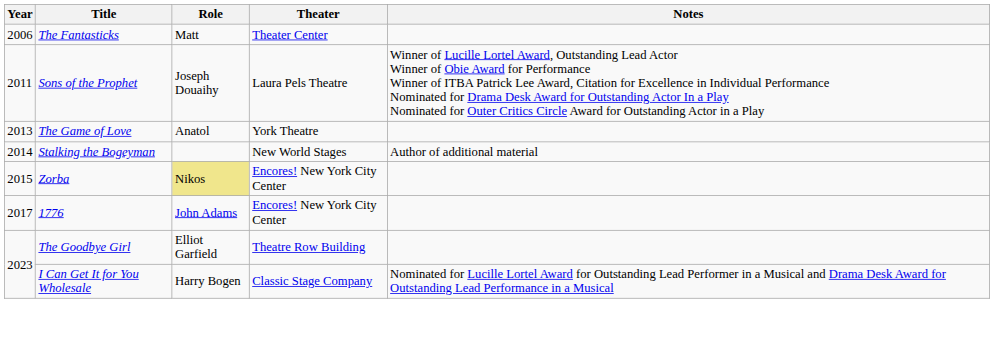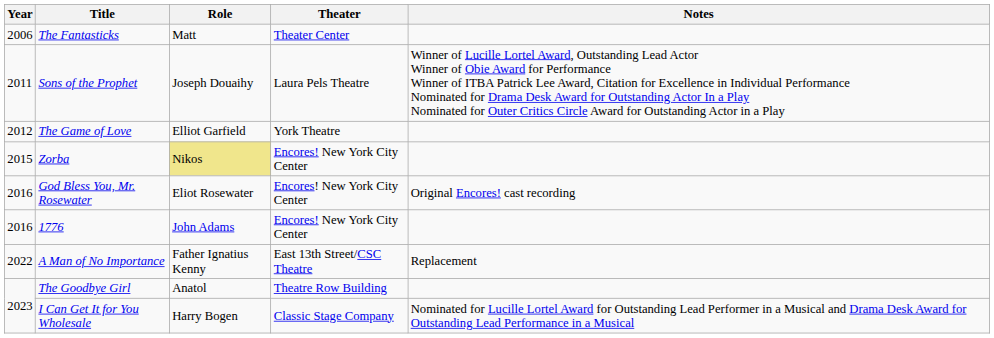(20, 131) 2013 -> (20, 131) 2012
(192, 131) Anatol -> (209, 131) Elliot Garfield
- row: (97, 151)
+ row: (87, 192)
(20, 213) 2017 -> (20, 227) 2016
+ row: (101, 261)
(196, 247) Elliot Garfield -> (189, 288) Anatol
